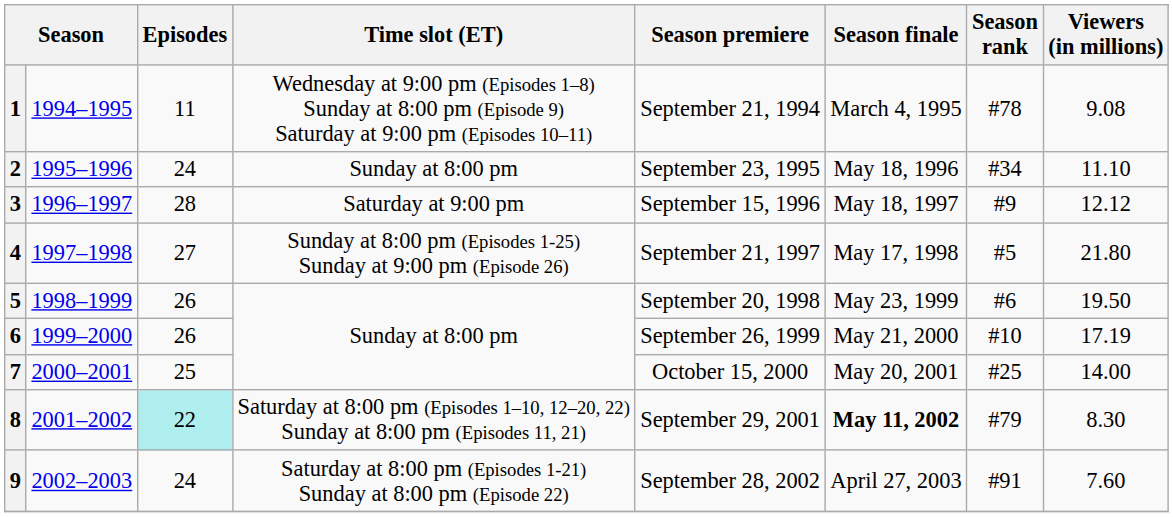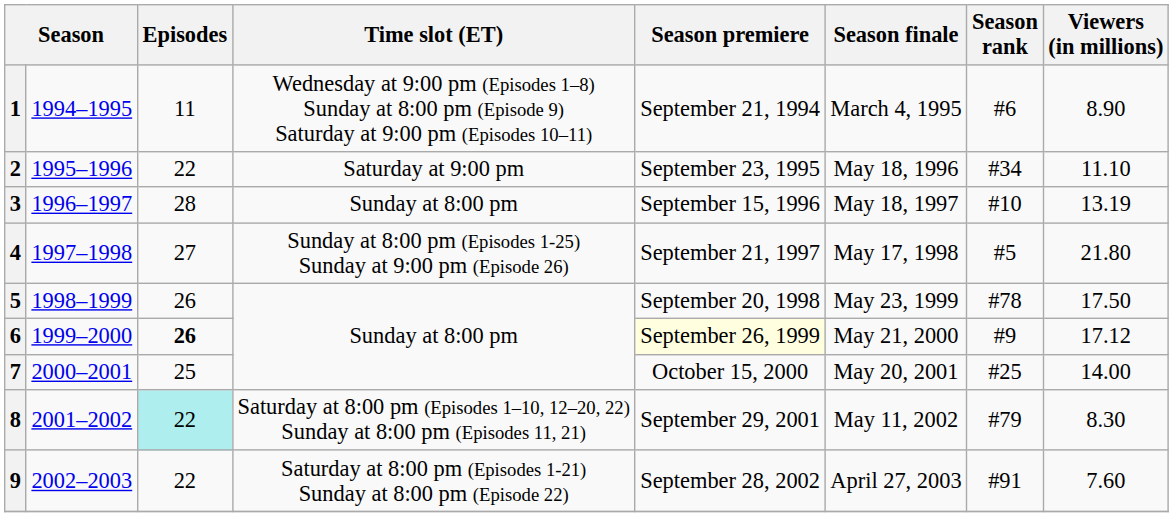(1005, 108) #78 -> (1005, 108) #6
(1106, 108) 9.08 -> (1106, 108) 8.90
(185, 168) 24 -> (185, 168) 22
(434, 168) Sunday at 8:00 pm -> (434, 168) Saturday at 9:00 pm
(434, 204) Saturday at 9:00 pm -> (434, 204) Sunday at 8:00 pm
(1005, 204) #9 -> (1005, 204) #10
(1106, 204) 12.12 -> (1106, 204) 13.19
(1005, 300) #6 -> (1005, 300) #78
(1106, 300) 19.50 -> (1106, 300) 17.50
(185, 336) normal -> (185, 336) bold
(730, 336) no background -> (730, 336) lightyellow background
(1005, 336) #10 -> (1005, 336) #9
(1106, 336) 17.19 -> (1106, 336) 17.12
(896, 419) bold -> (896, 419) normal
(185, 480) 24 -> (185, 480) 22
